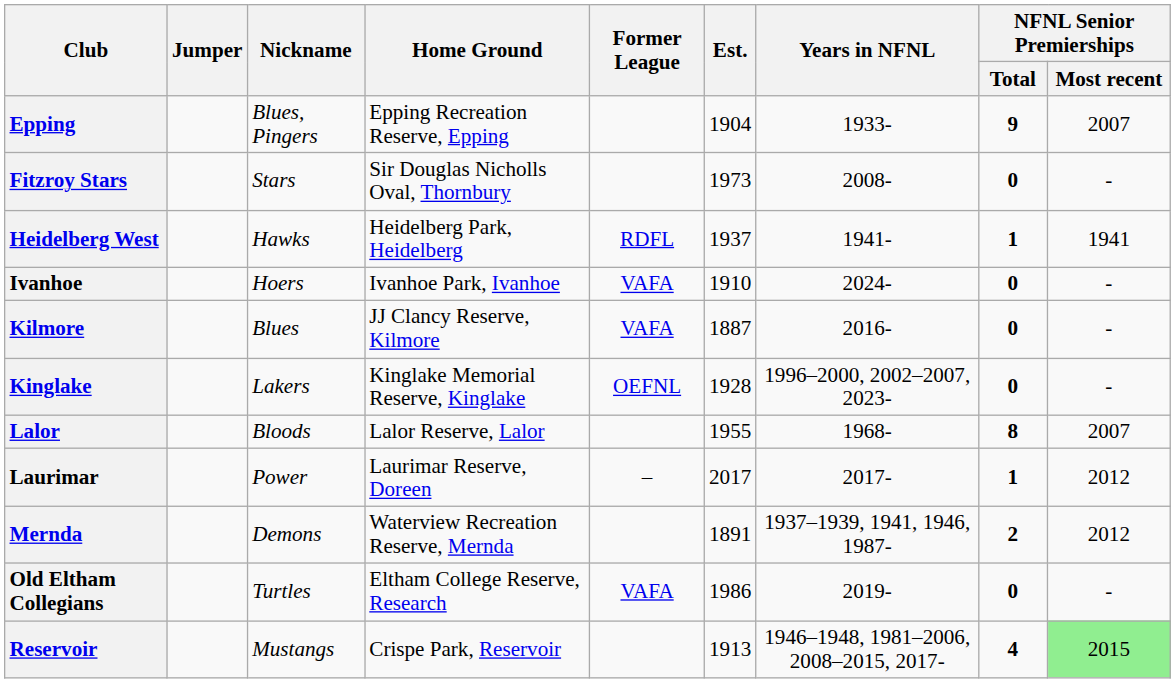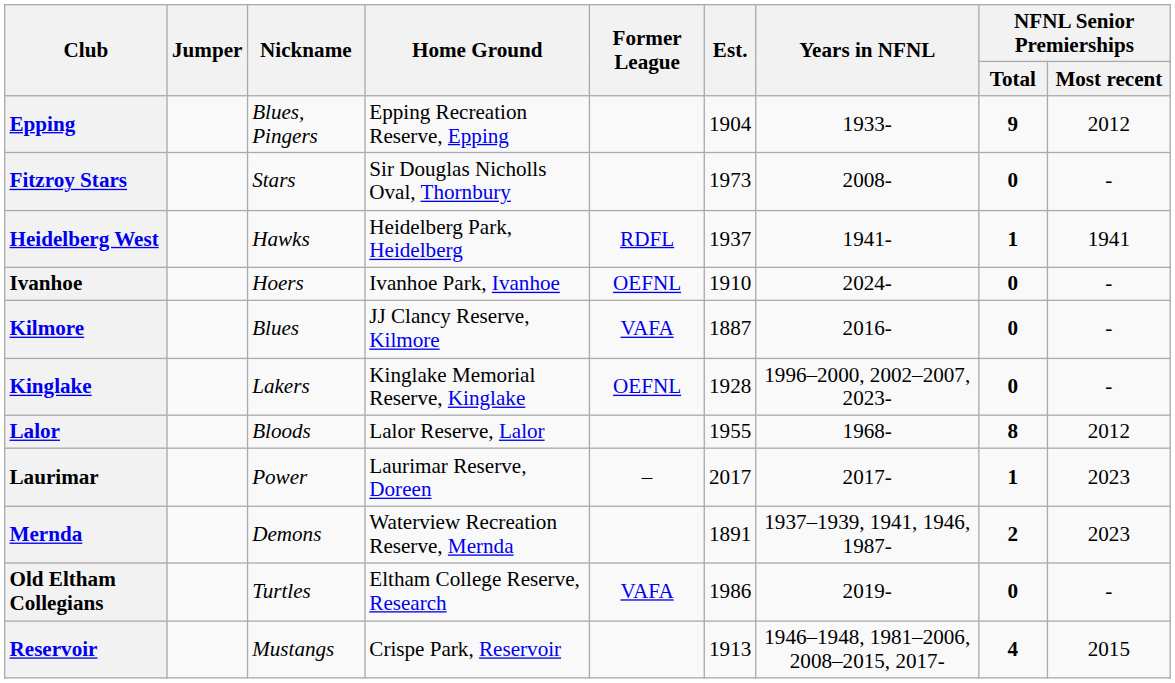(1109, 123) 2007 -> (1109, 123) 2012
(647, 283) VAFA -> (647, 283) OEFNL
(1109, 431) 2007 -> (1109, 431) 2012
(1109, 477) 2012 -> (1109, 477) 2023
(1109, 534) 2012 -> (1109, 534) 2023
(1109, 648) lightgreen background -> (1109, 648) no background
